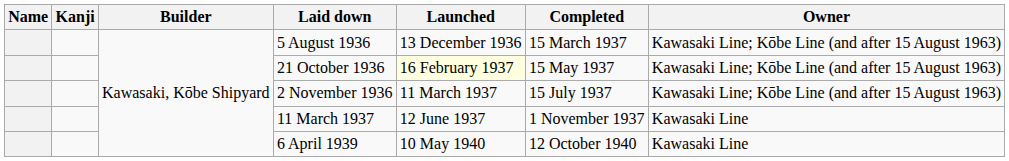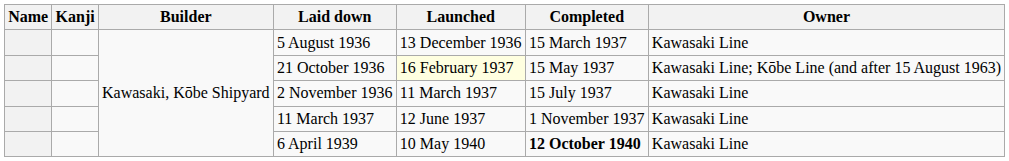(826, 42) Kawasaki Line; Kōbe Line (and after 15 August 1963) -> (700, 42) Kawasaki Line
(826, 93) Kawasaki Line; Kōbe Line (and after 15 August 1963) -> (700, 93) Kawasaki Line
(583, 144) normal -> (585, 144) bold
